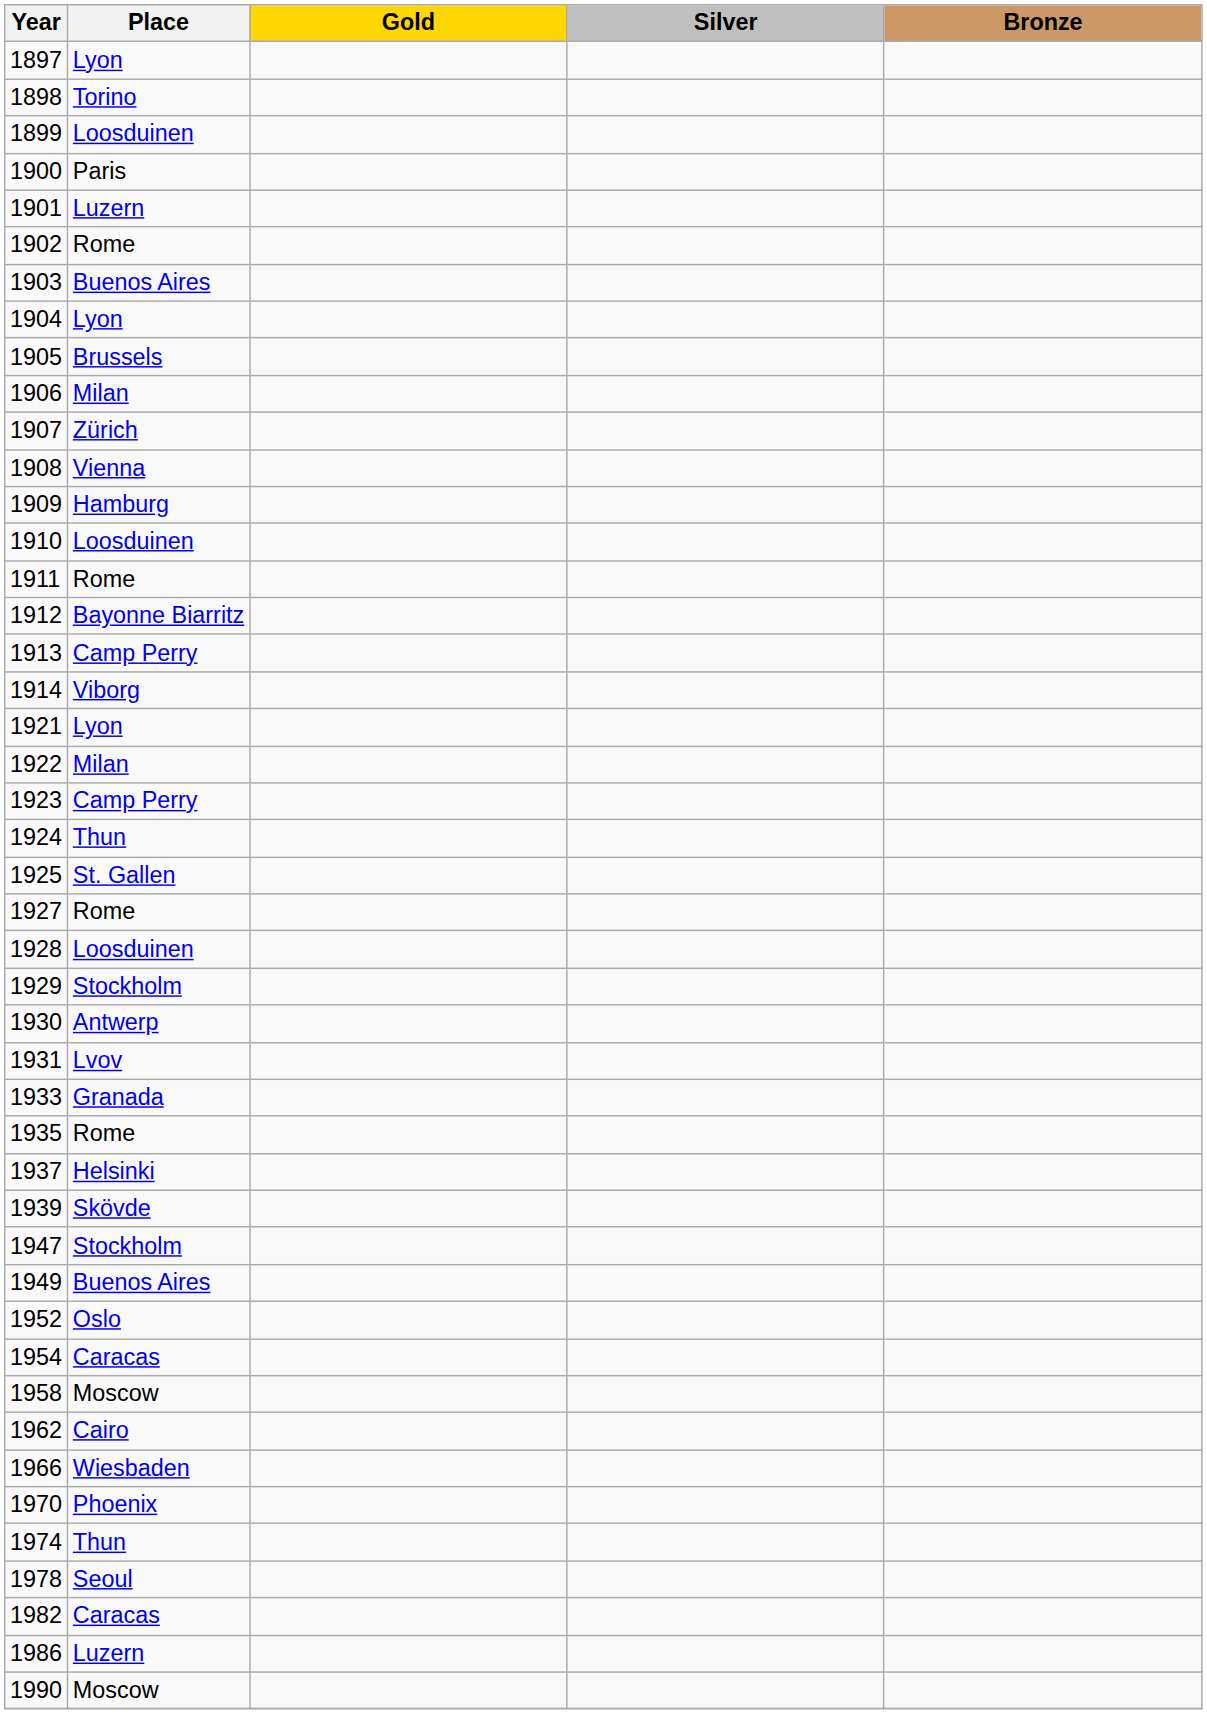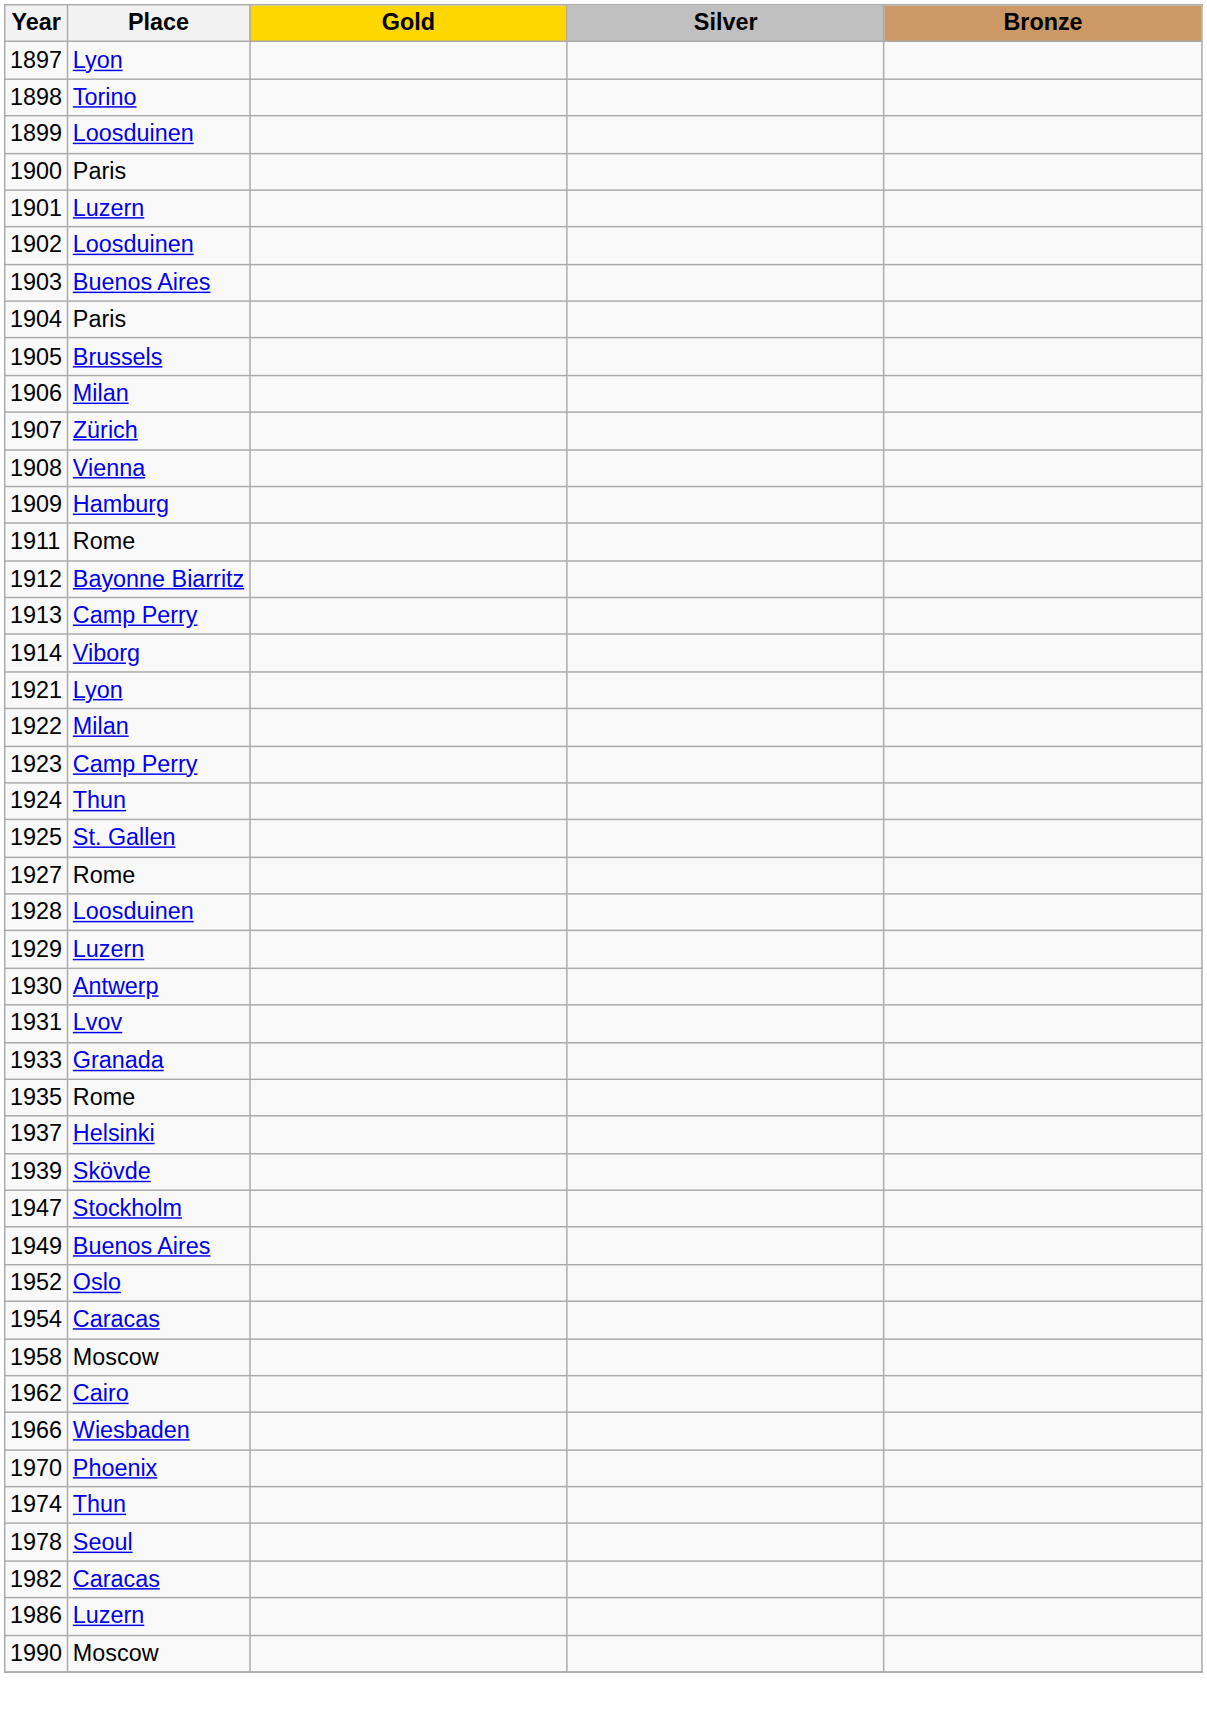(104, 245) Rome -> (133, 245) Loosduinen
(98, 319) Lyon -> (99, 319) Paris
- row: (36, 541)
(127, 986) Stockholm -> (109, 949) Luzern
